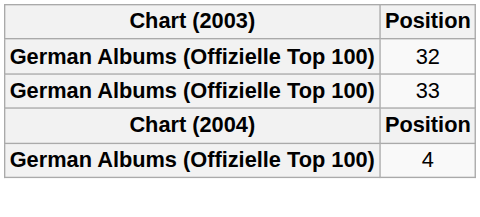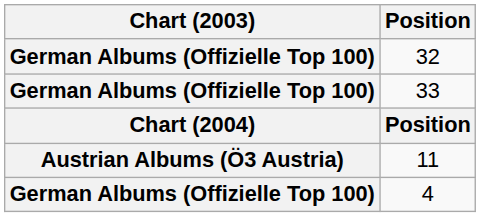+ row: (428, 159)
